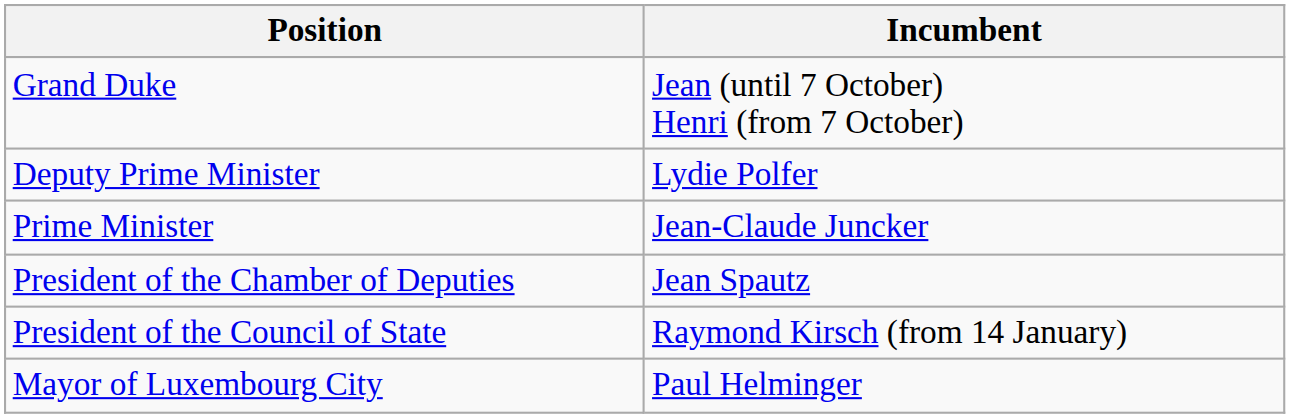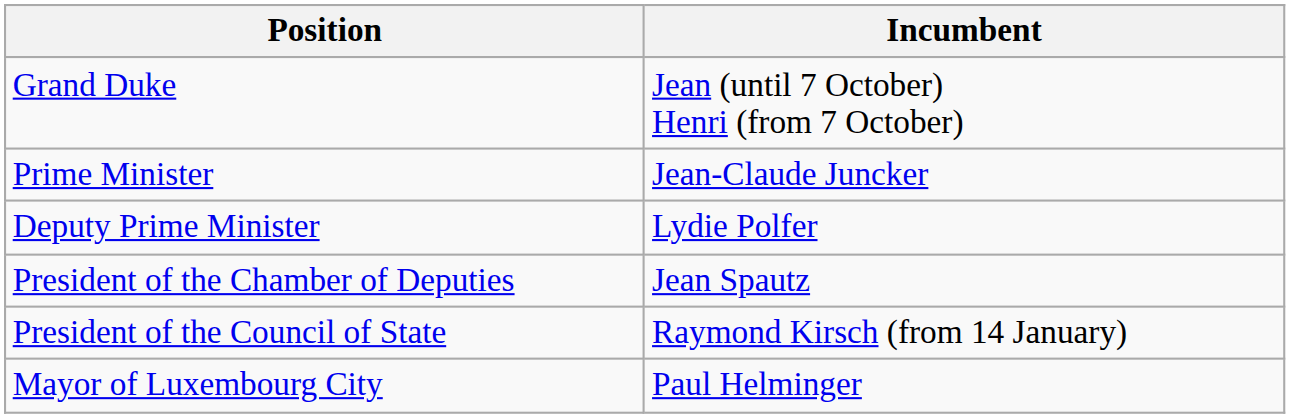rows swapped: (113, 226) <-> (166, 173)
